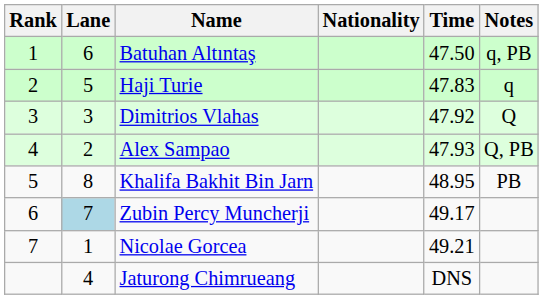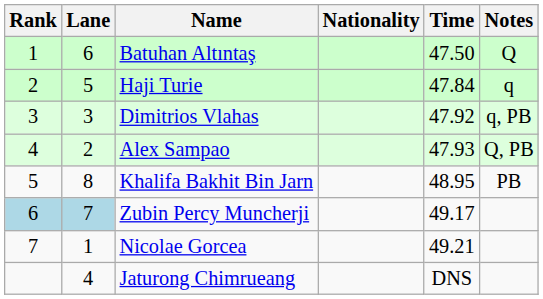(509, 52) q, PB -> (509, 52) Q
(452, 85) 47.83 -> (452, 85) 47.84
(509, 117) Q -> (509, 117) q, PB
(33, 213) no background -> (33, 213) lightblue background
